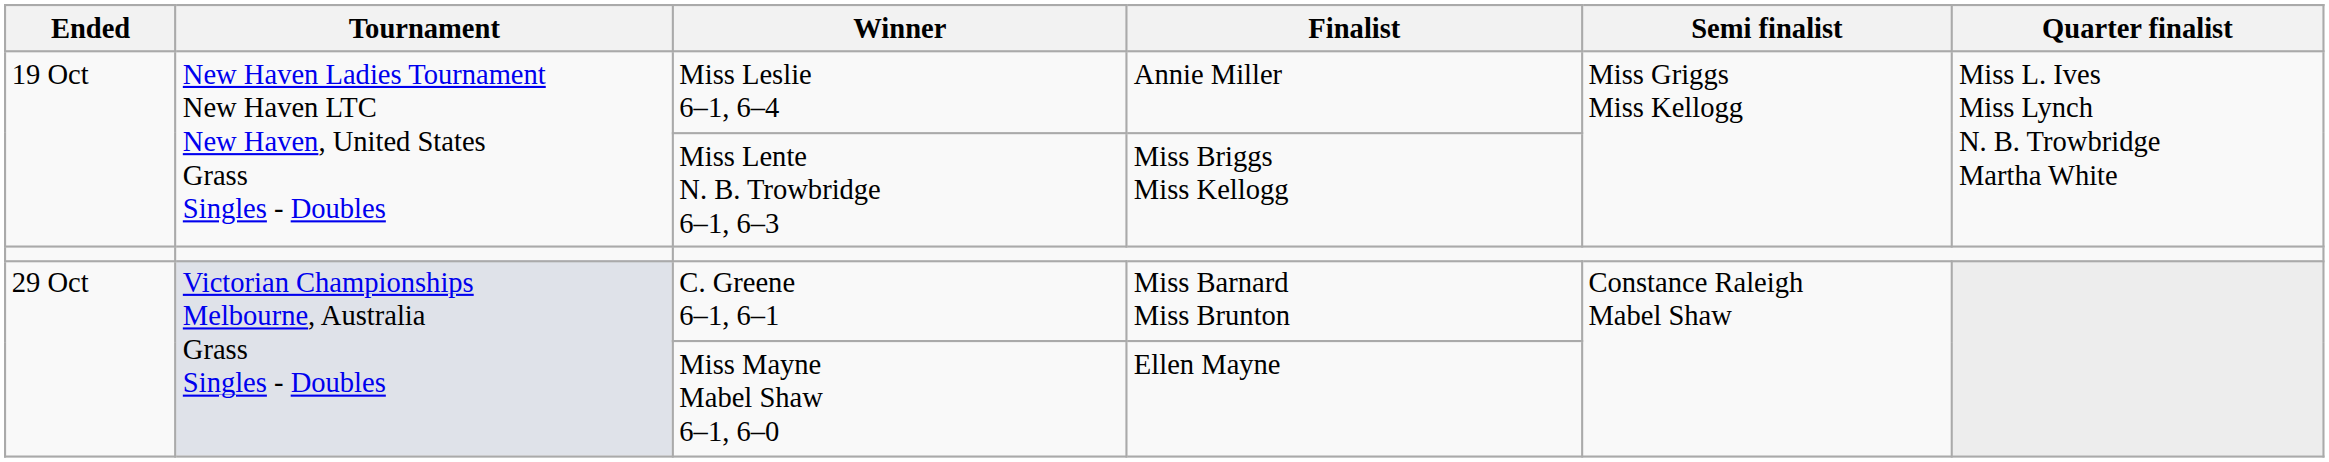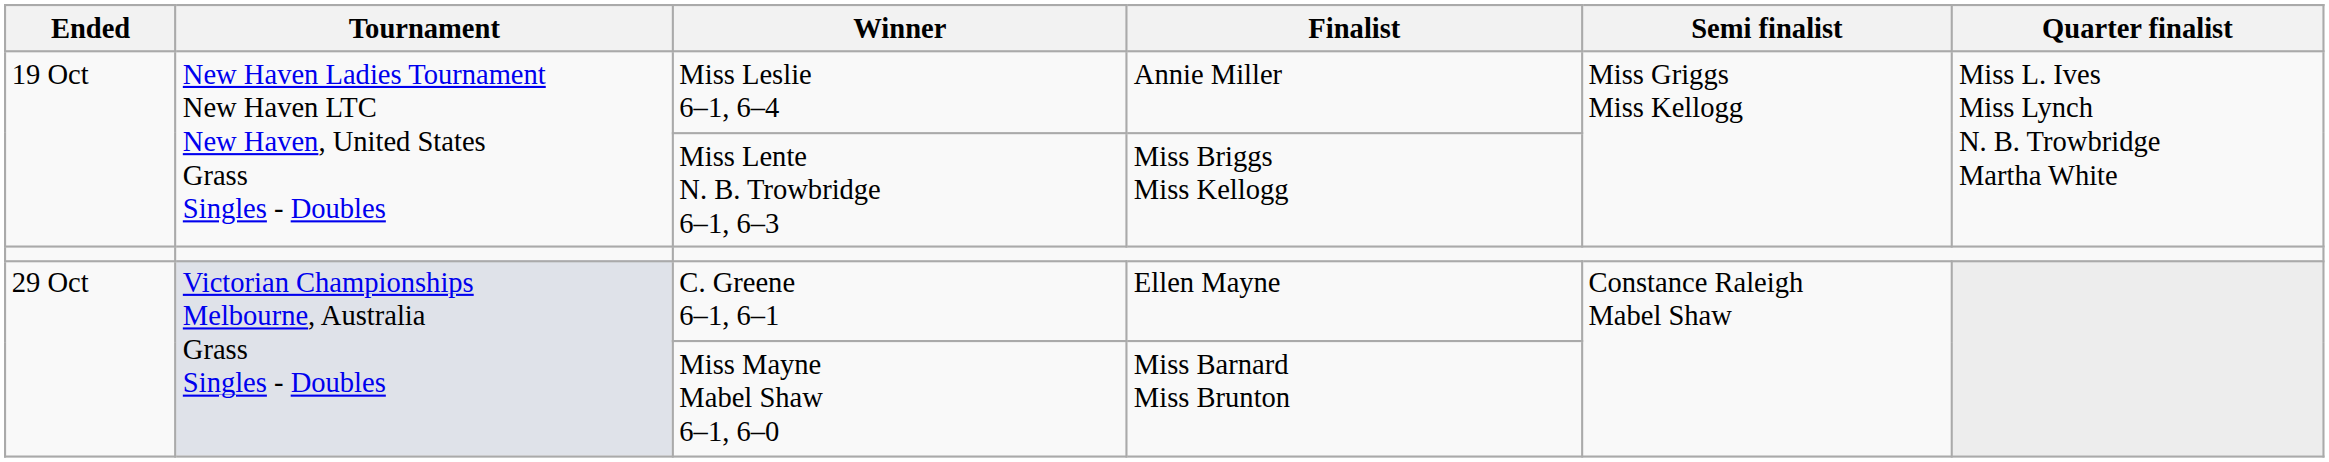(1212, 300) Miss Barnard Miss Brunton -> (1207, 283) Ellen Mayne
(1207, 364) Ellen Mayne -> (1212, 380) Miss Barnard Miss Brunton
